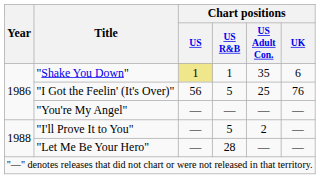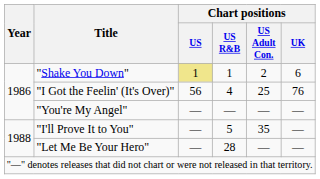(264, 72) 35 -> (264, 72) 2
(230, 91) 5 -> (230, 91) 4
(264, 129) 2 -> (264, 129) 35
